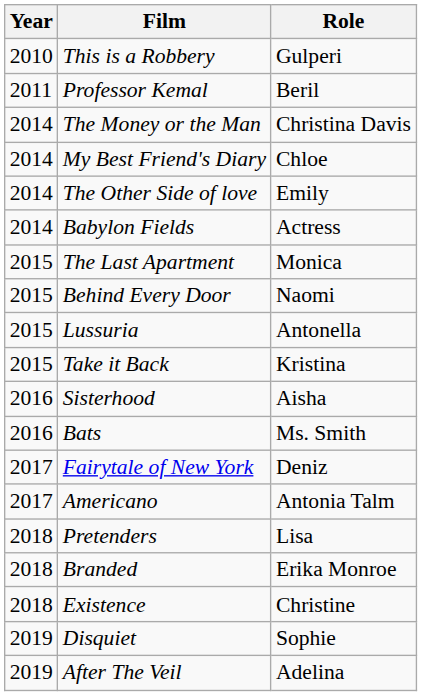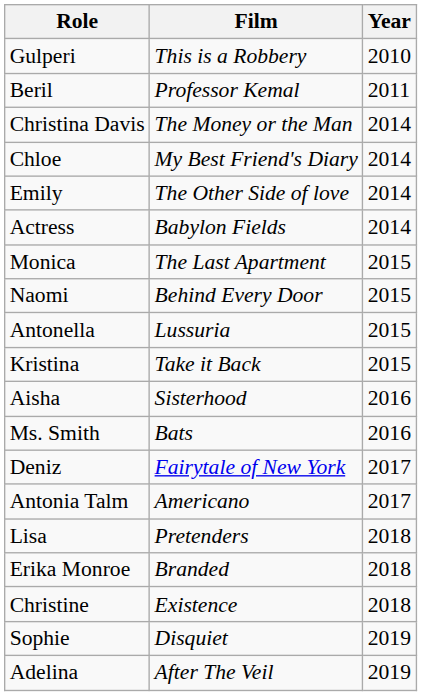columns swapped: (31, 21) <-> (343, 21)
